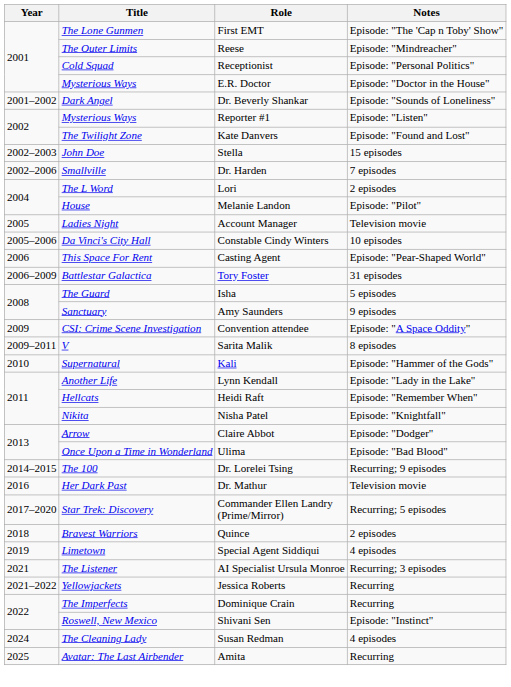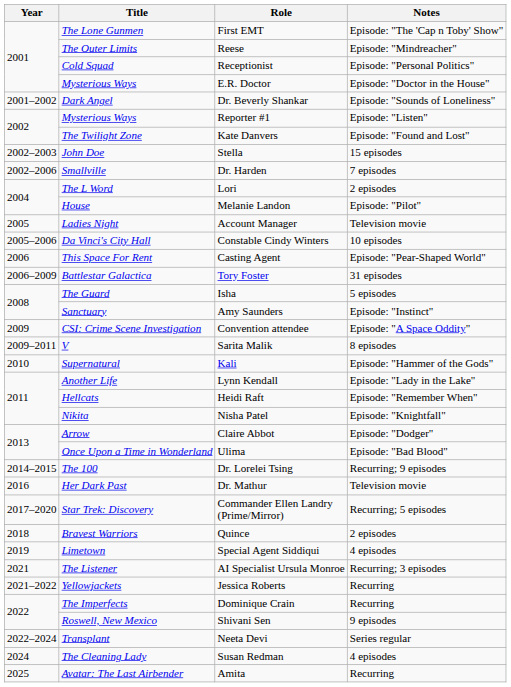(373, 310) 9 episodes -> (392, 310) Episode: "Instinct"
(392, 620) Episode: "Instinct" -> (373, 620) 9 episodes
+ row: (243, 638)
